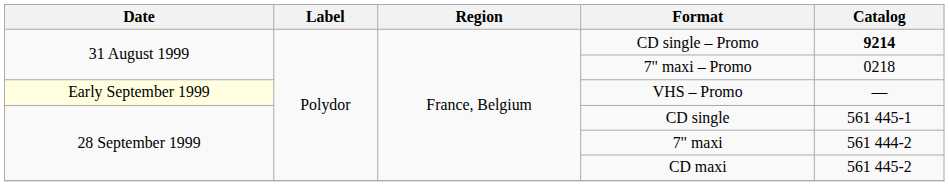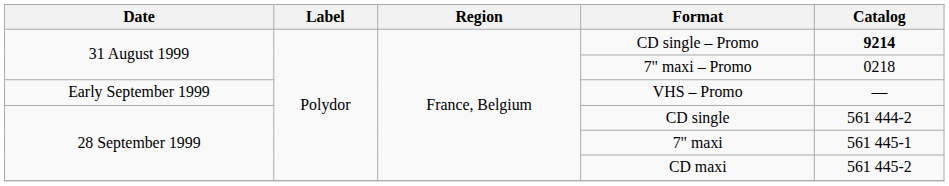(139, 92) lightyellow background -> (139, 92) no background
(879, 117) 561 445-1 -> (879, 117) 561 444-2
(879, 142) 561 444-2 -> (879, 142) 561 445-1
